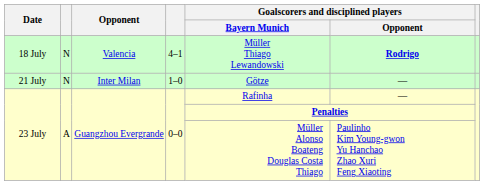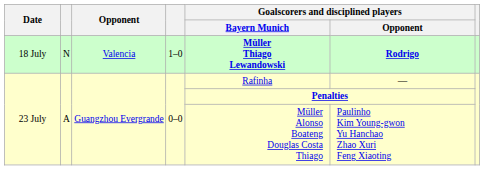(175, 54) 4–1 -> (175, 54) 1–0
(257, 54) normal -> (257, 54) bold
- row: (33, 81)
